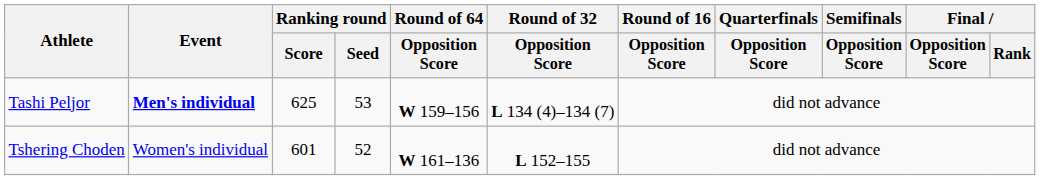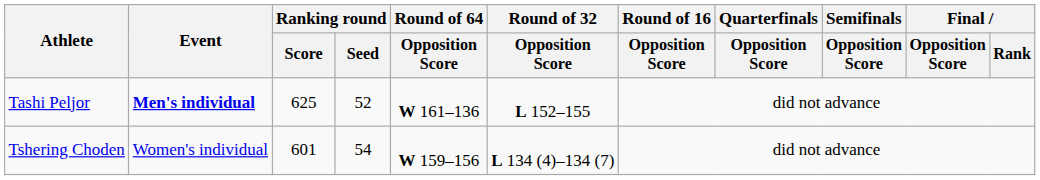(363, 102) 53 -> (363, 102) 52
(439, 112) W 159–156 -> (439, 112) W 161–136
(553, 112) L 134 (4)–134 (7) -> (553, 112) L 152–155
(363, 150) 52 -> (363, 150) 54
(439, 160) W 161–136 -> (439, 160) W 159–156
(553, 160) L 152–155 -> (553, 160) L 134 (4)–134 (7)
